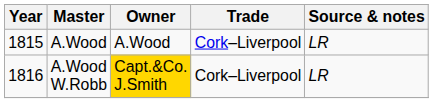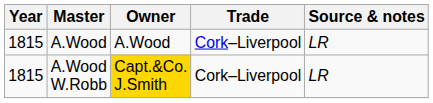(26, 76) 1816 -> (26, 76) 1815
